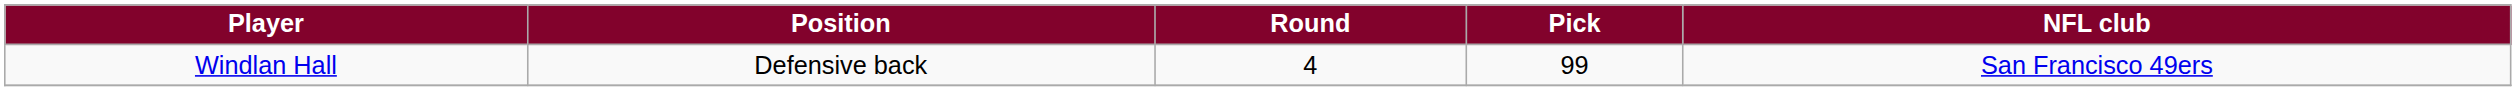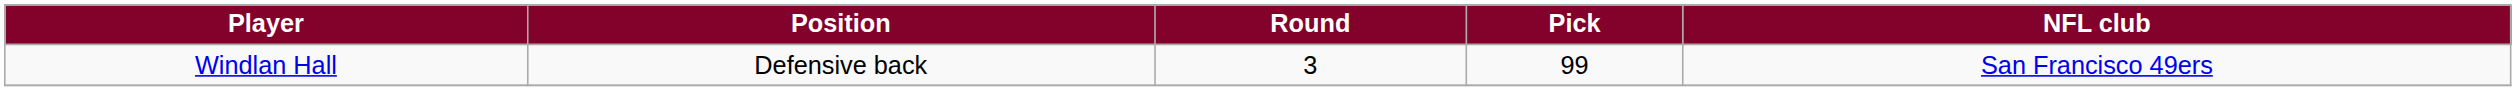(1310, 64) 4 -> (1310, 64) 3
